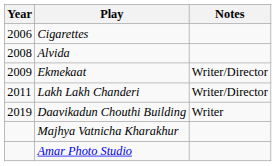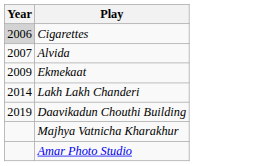- column: (230, 14)
(20, 33) no background -> (20, 33) lightgrey background
(20, 53) 2008 -> (20, 53) 2007
(19, 92) 2011 -> (20, 92) 2014
